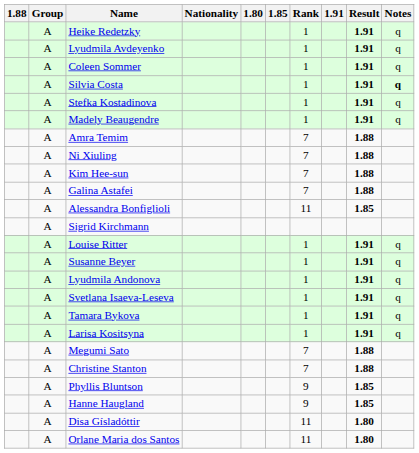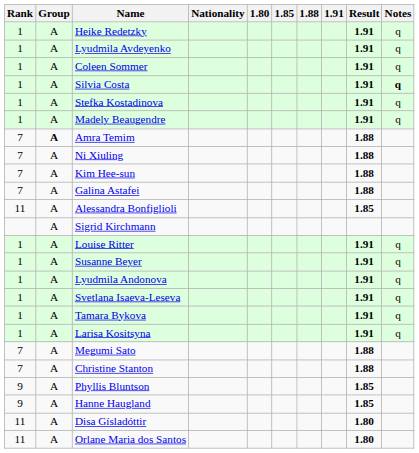columns swapped: (306, 13) <-> (17, 13)
(47, 137) normal -> (54, 137) bold
